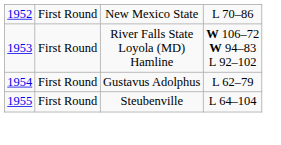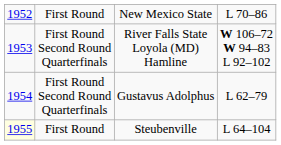(68, 48) First Round -> (75, 48) First Round Second Round Quarterfinals
(68, 82) First Round -> (75, 96) First Round Second Round Quarterfinals
(20, 101) no background -> (20, 129) lightyellow background
